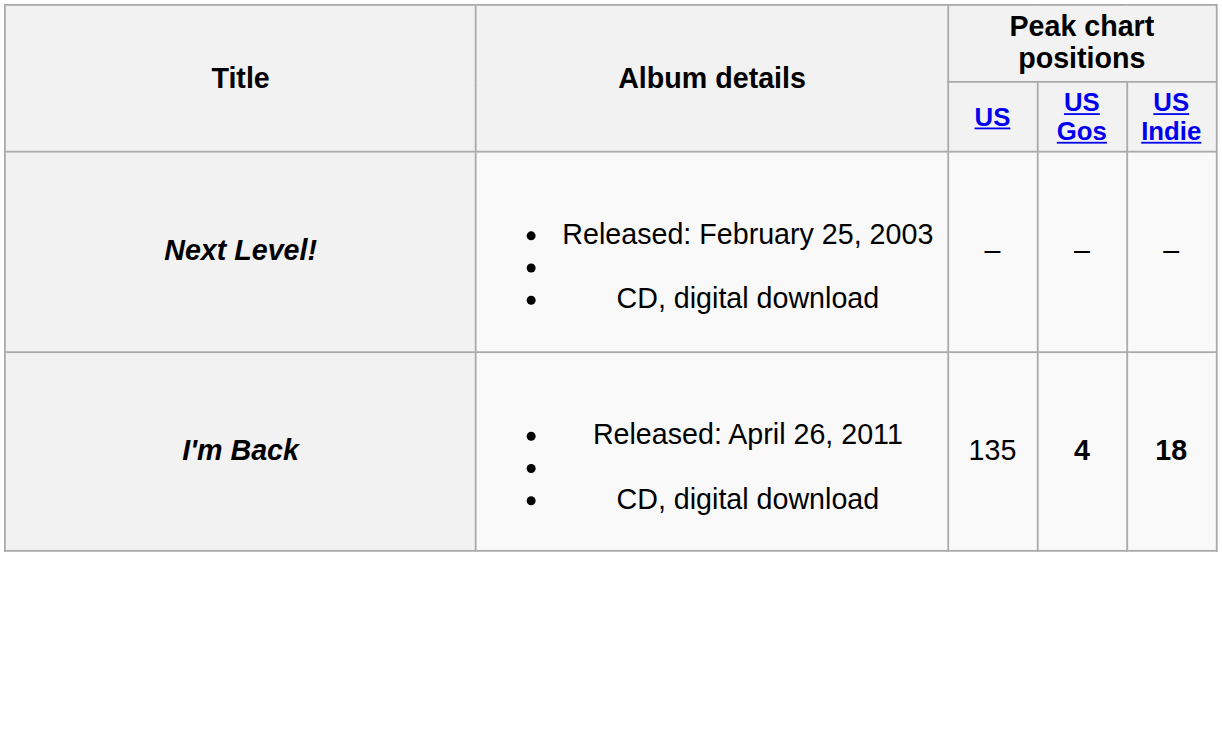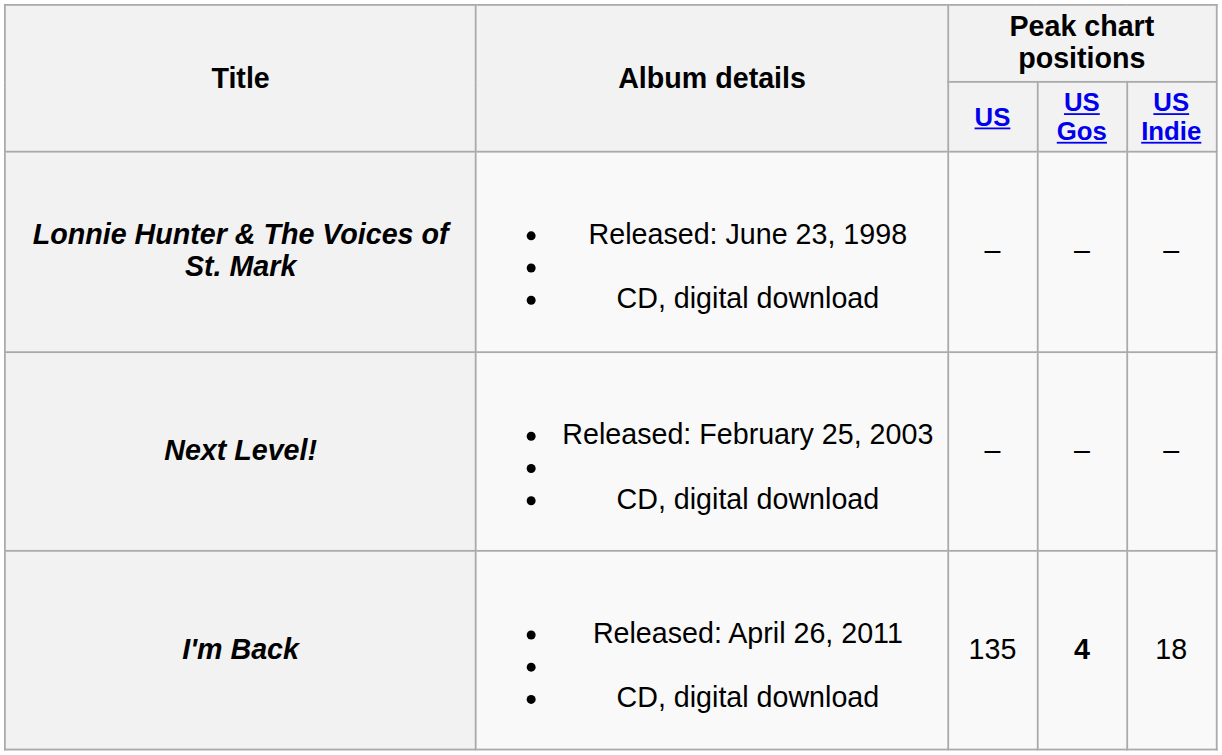+ row: (241, 251)
(1171, 450) bold -> (1171, 649) normal
